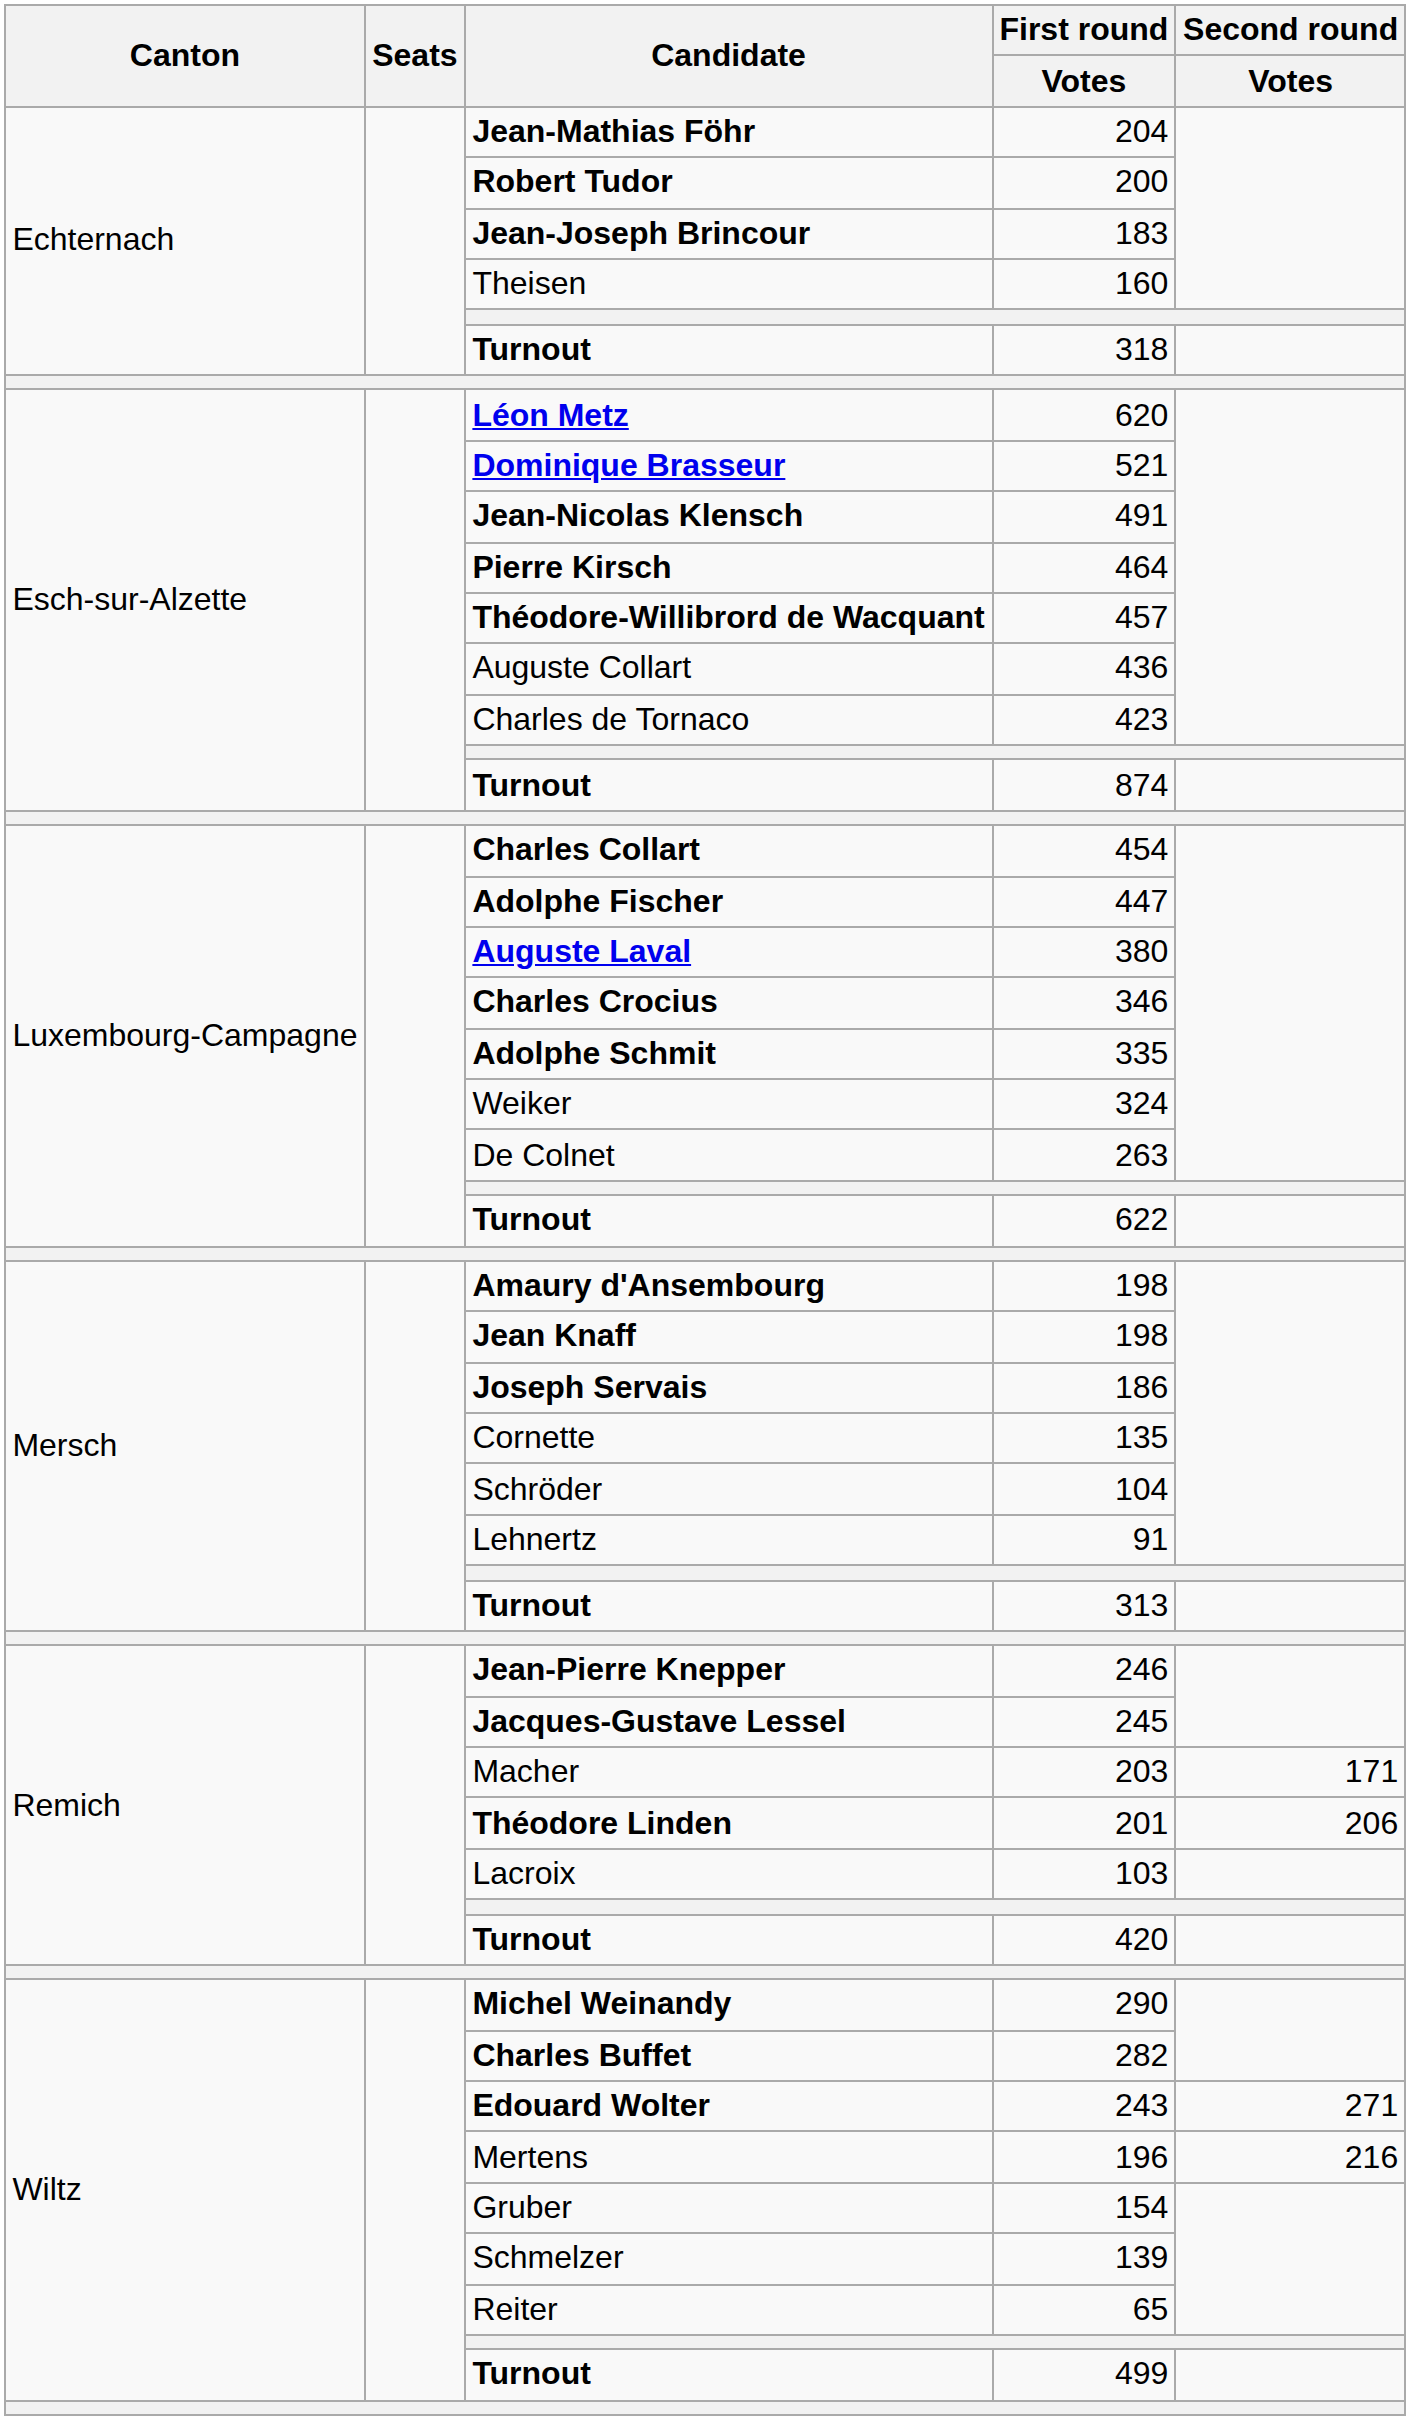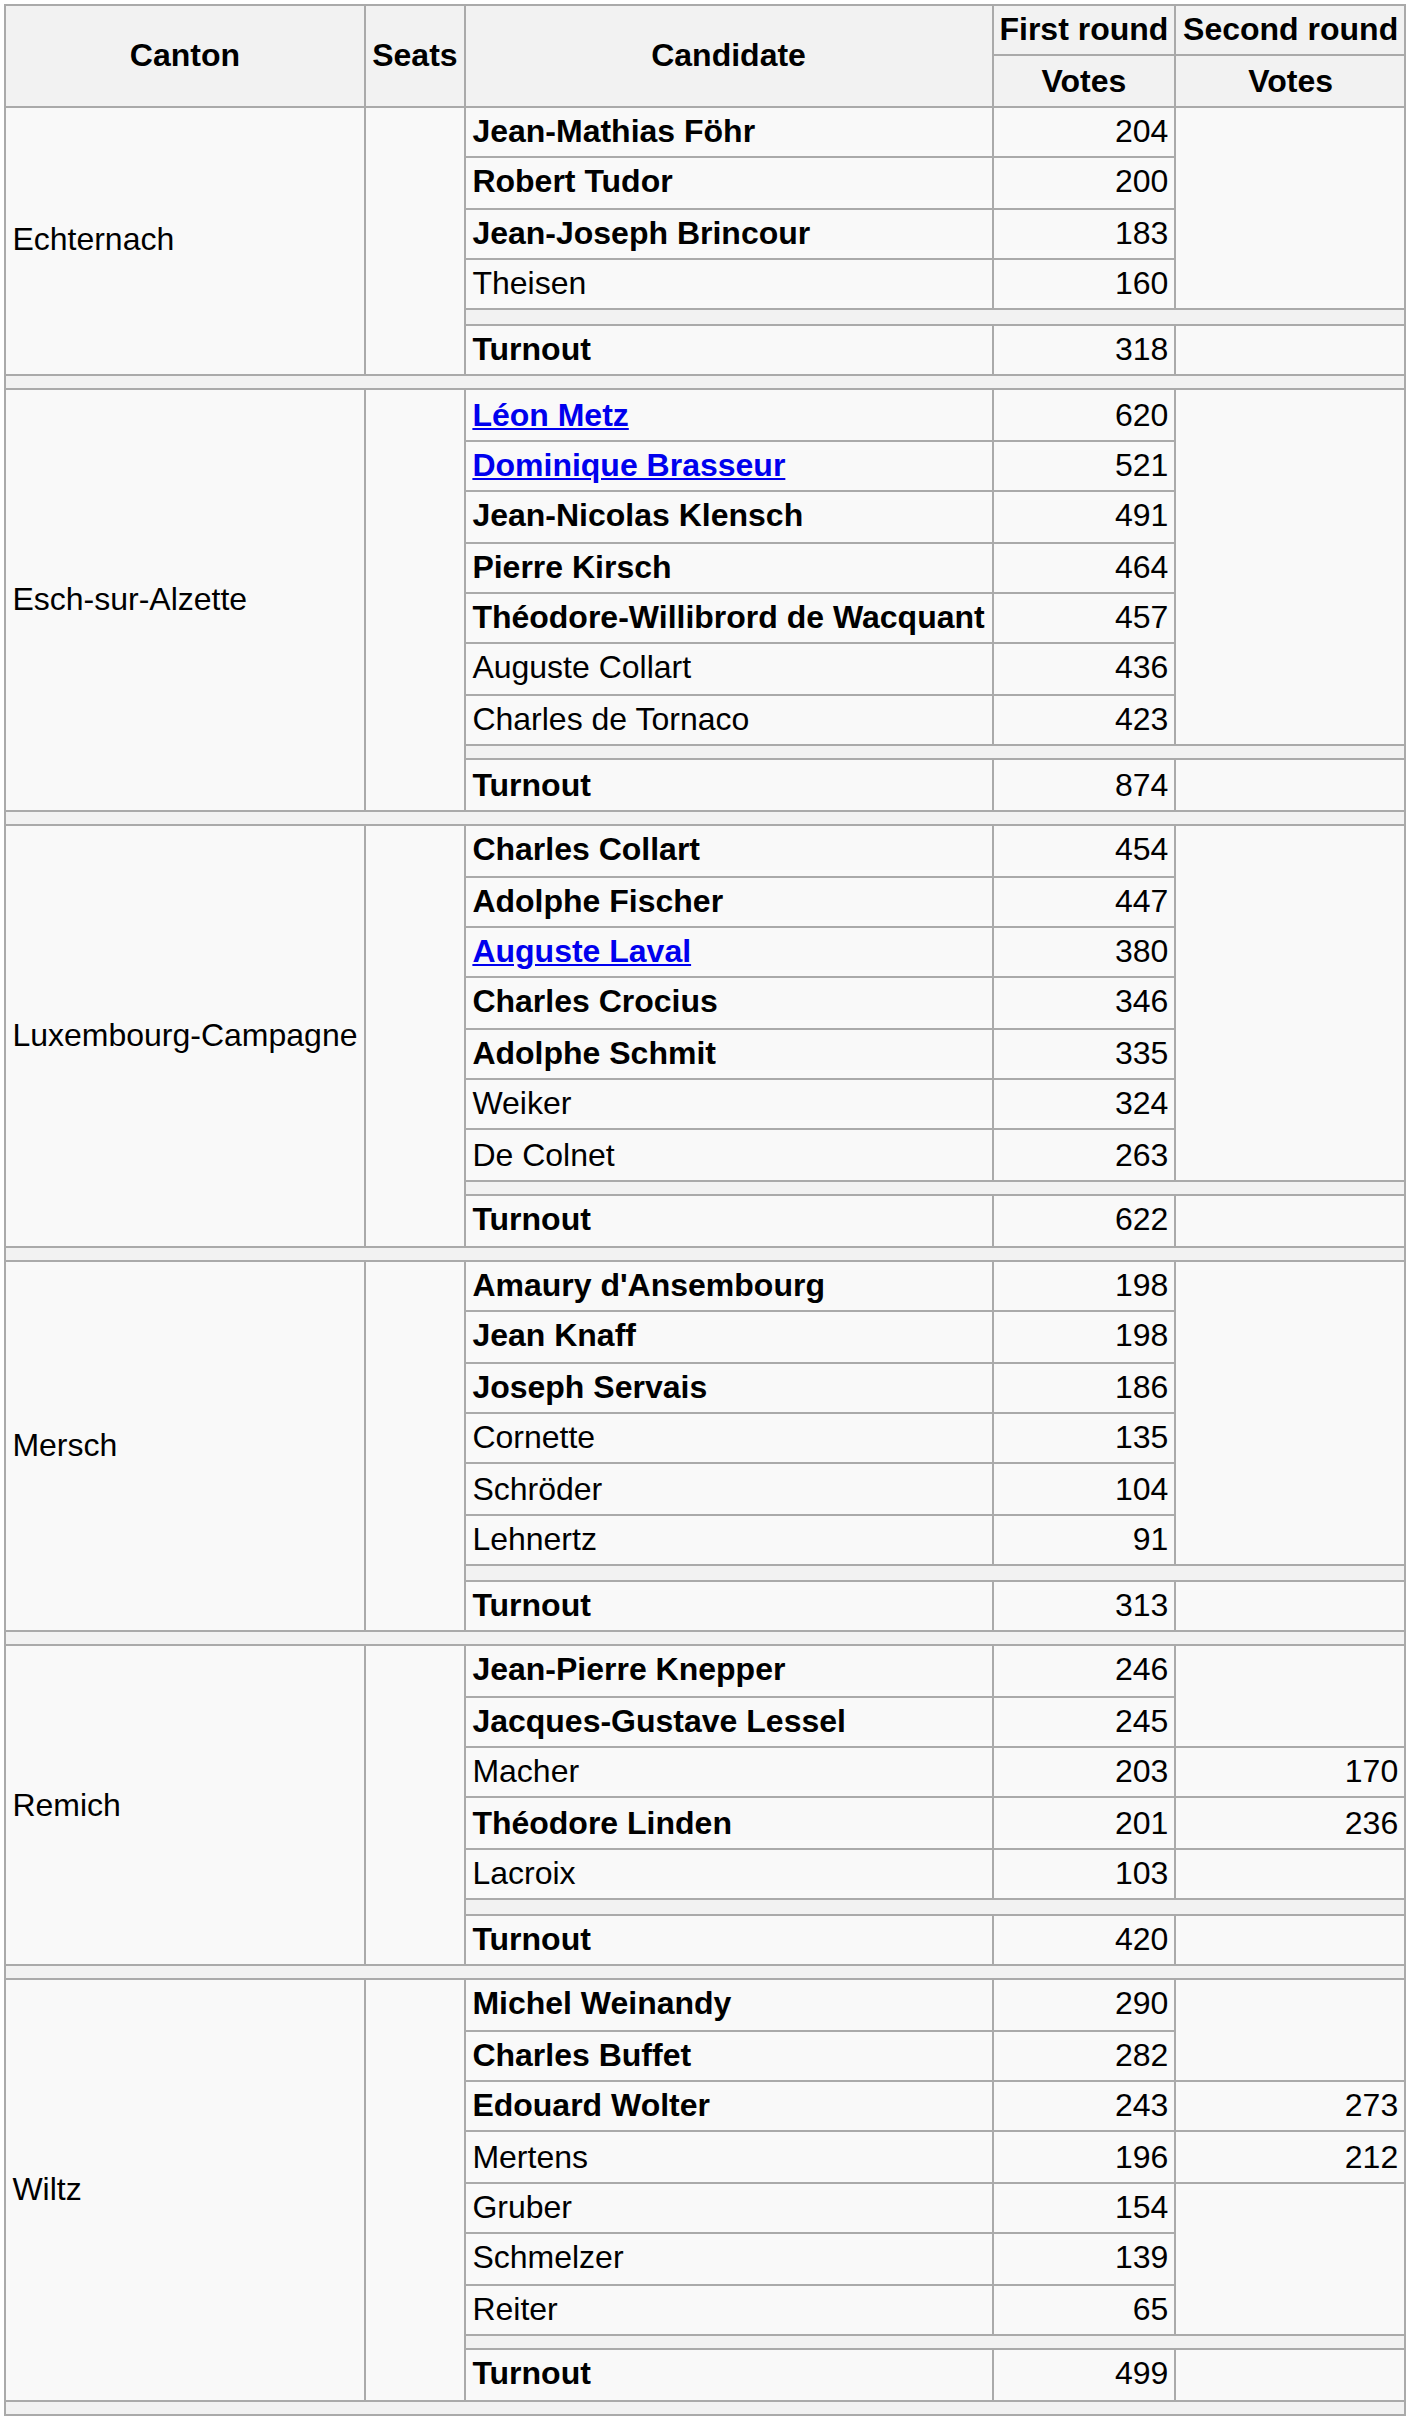(1371, 1771) 171 -> (1371, 1771) 170
(1371, 1822) 206 -> (1371, 1822) 236
(1371, 2105) 271 -> (1371, 2105) 273
(1371, 2156) 216 -> (1371, 2156) 212
